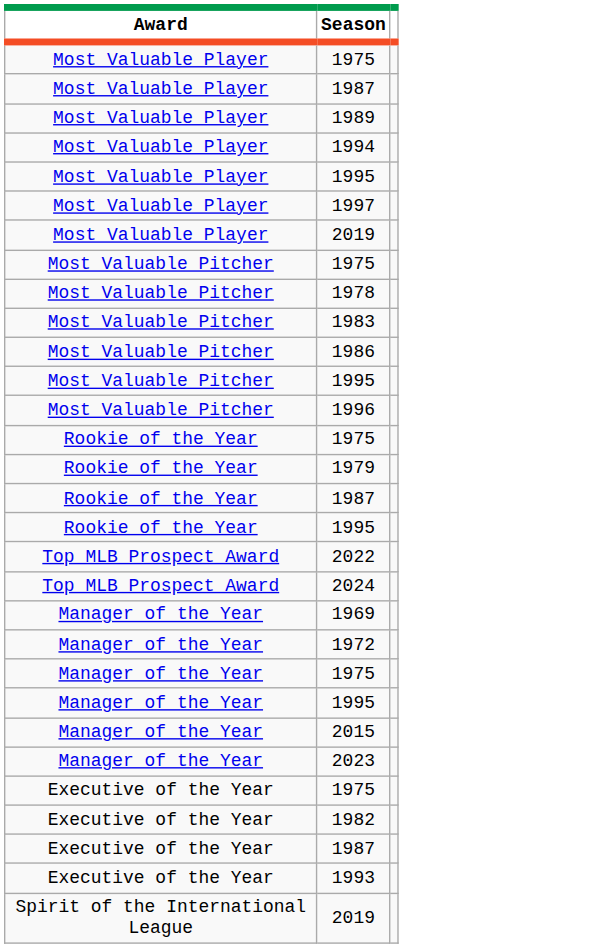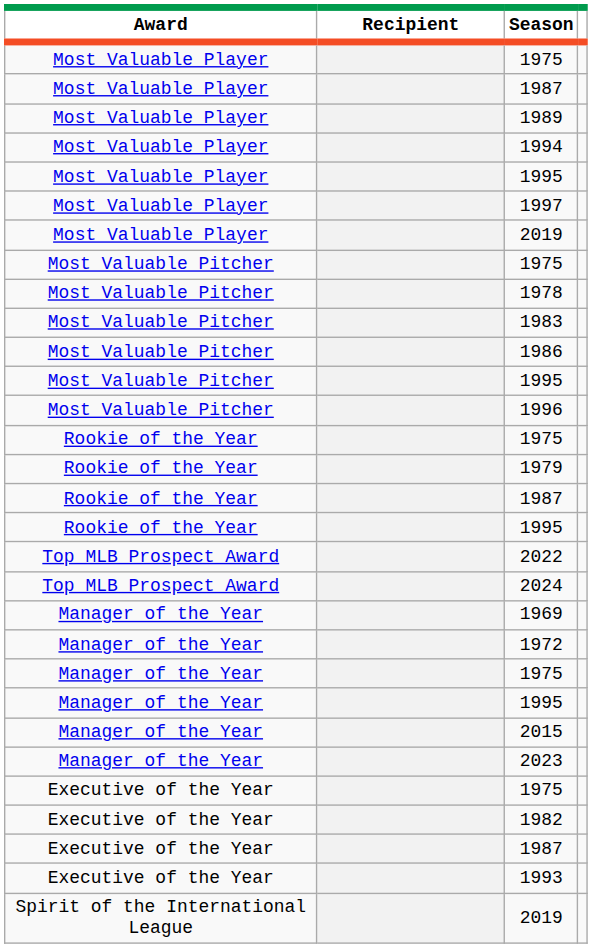+ column: (411, 25)
